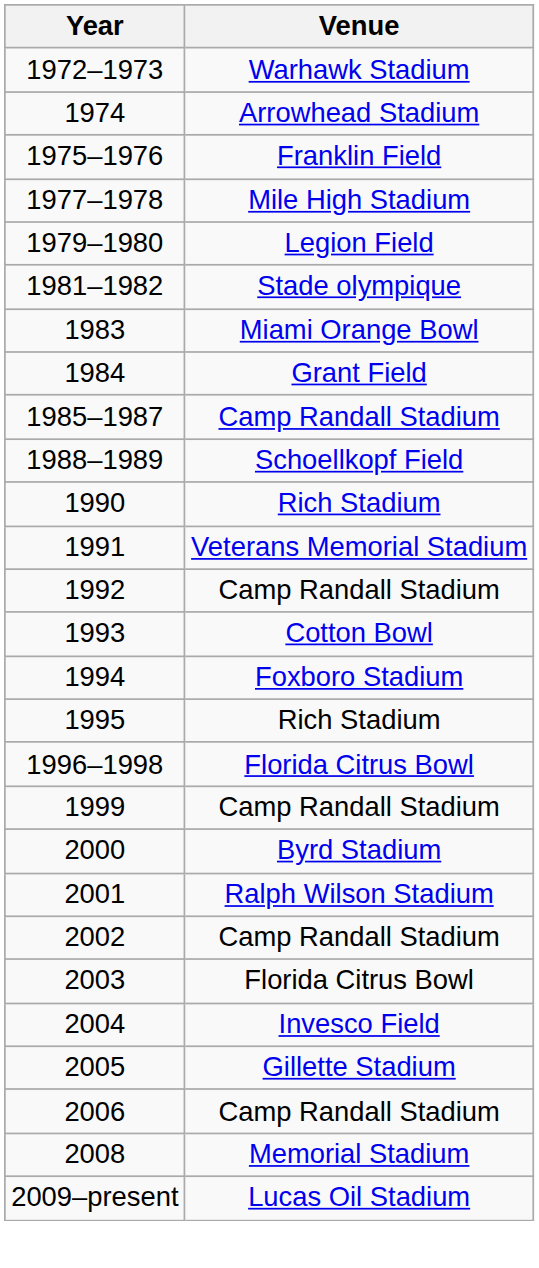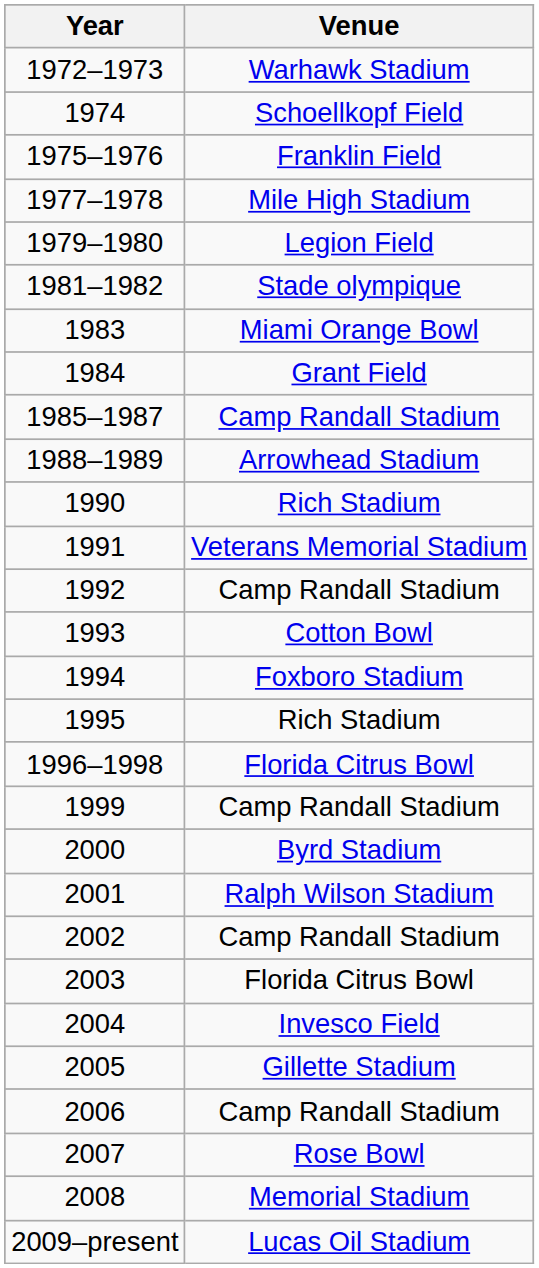(359, 112) Arrowhead Stadium -> (359, 112) Schoellkopf Field
(359, 460) Schoellkopf Field -> (359, 460) Arrowhead Stadium
+ row: (95, 1154)
